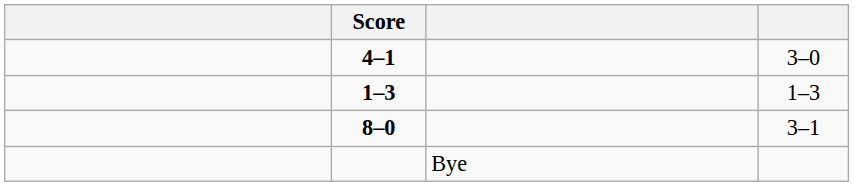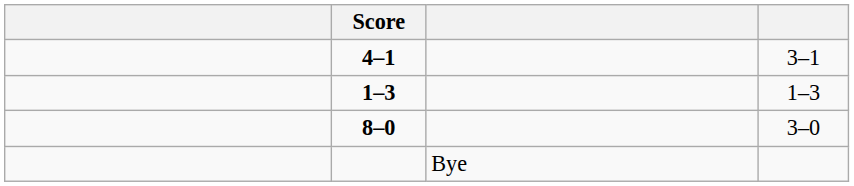(803, 57) 3–0 -> (803, 57) 3–1
(803, 127) 3–1 -> (803, 127) 3–0
